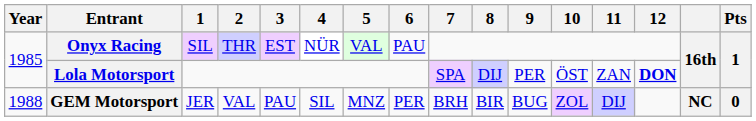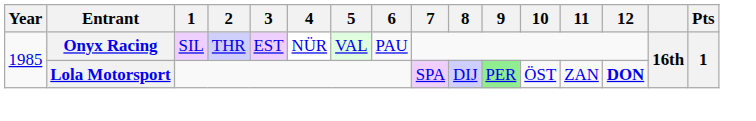(530, 73) no background -> (501, 73) lightgreen background
- row: (114, 101)
